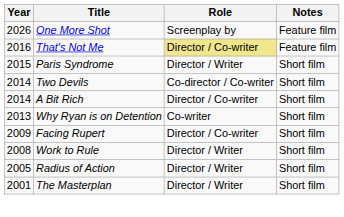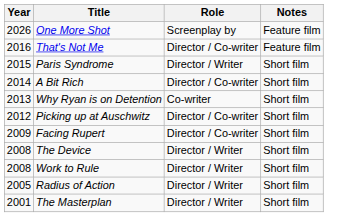(213, 47) khaki background -> (213, 47) no background
- row: (62, 82)
+ row: (93, 116)
+ row: (64, 151)
